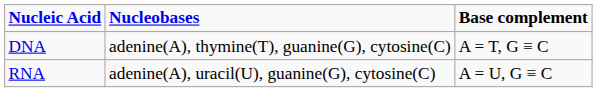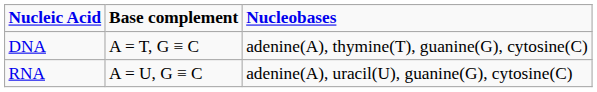columns swapped: (154, 18) <-> (523, 18)
